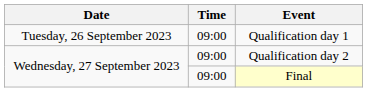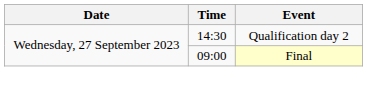- row: (299, 35)
(212, 55) 09:00 -> (212, 35) 14:30
